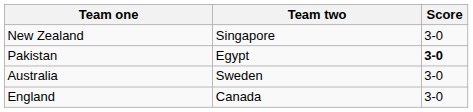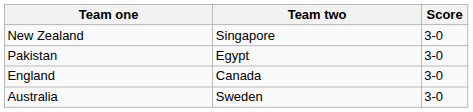(434, 55) bold -> (434, 55) normal
rows swapped: (31, 96) <-> (33, 76)
